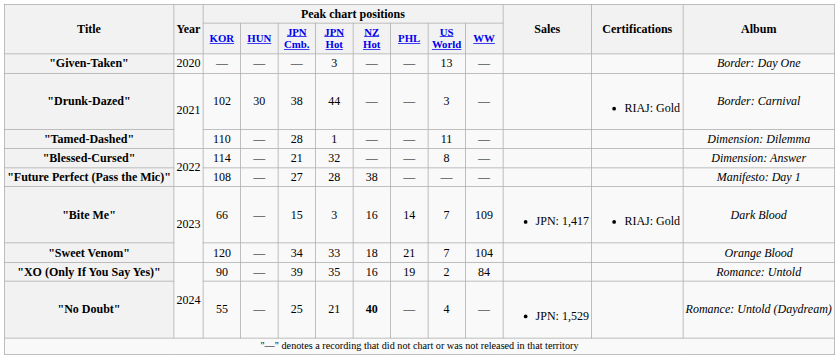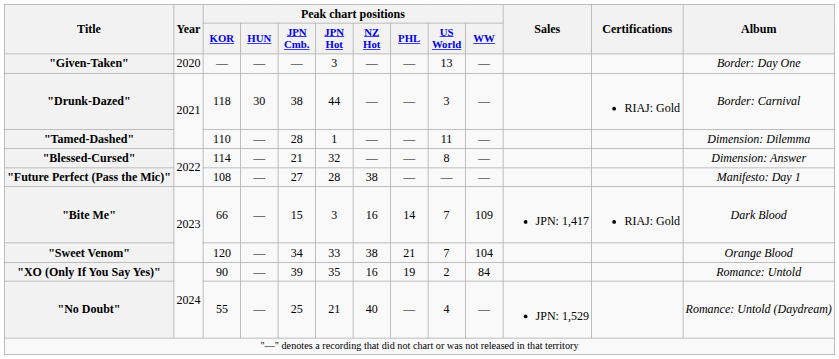(222, 101) 102 -> (222, 101) 118
(372, 252) 18 -> (372, 252) 38
(372, 309) bold -> (372, 309) normal
